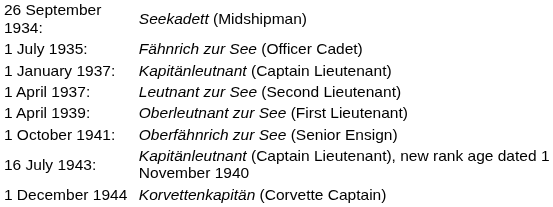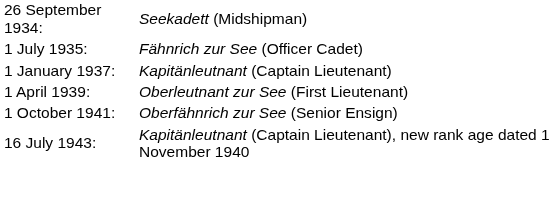- row: (47, 92)
- row: (66, 194)
